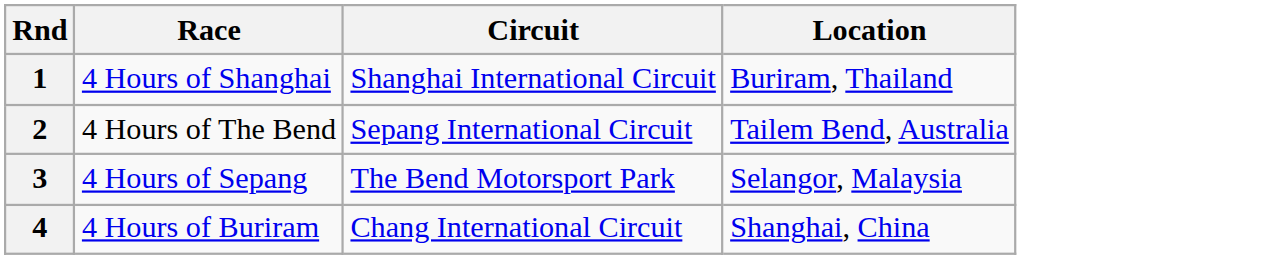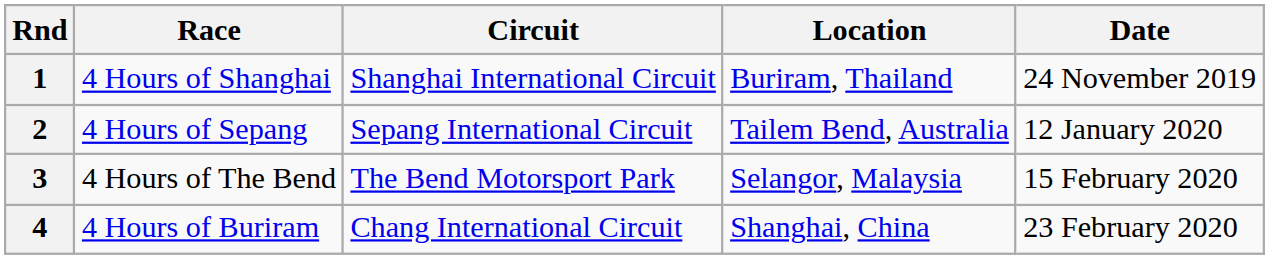+ column: (1140, 28)
(209, 128) 4 Hours of The Bend -> (195, 128) 4 Hours of Sepang
(195, 178) 4 Hours of Sepang -> (209, 178) 4 Hours of The Bend
